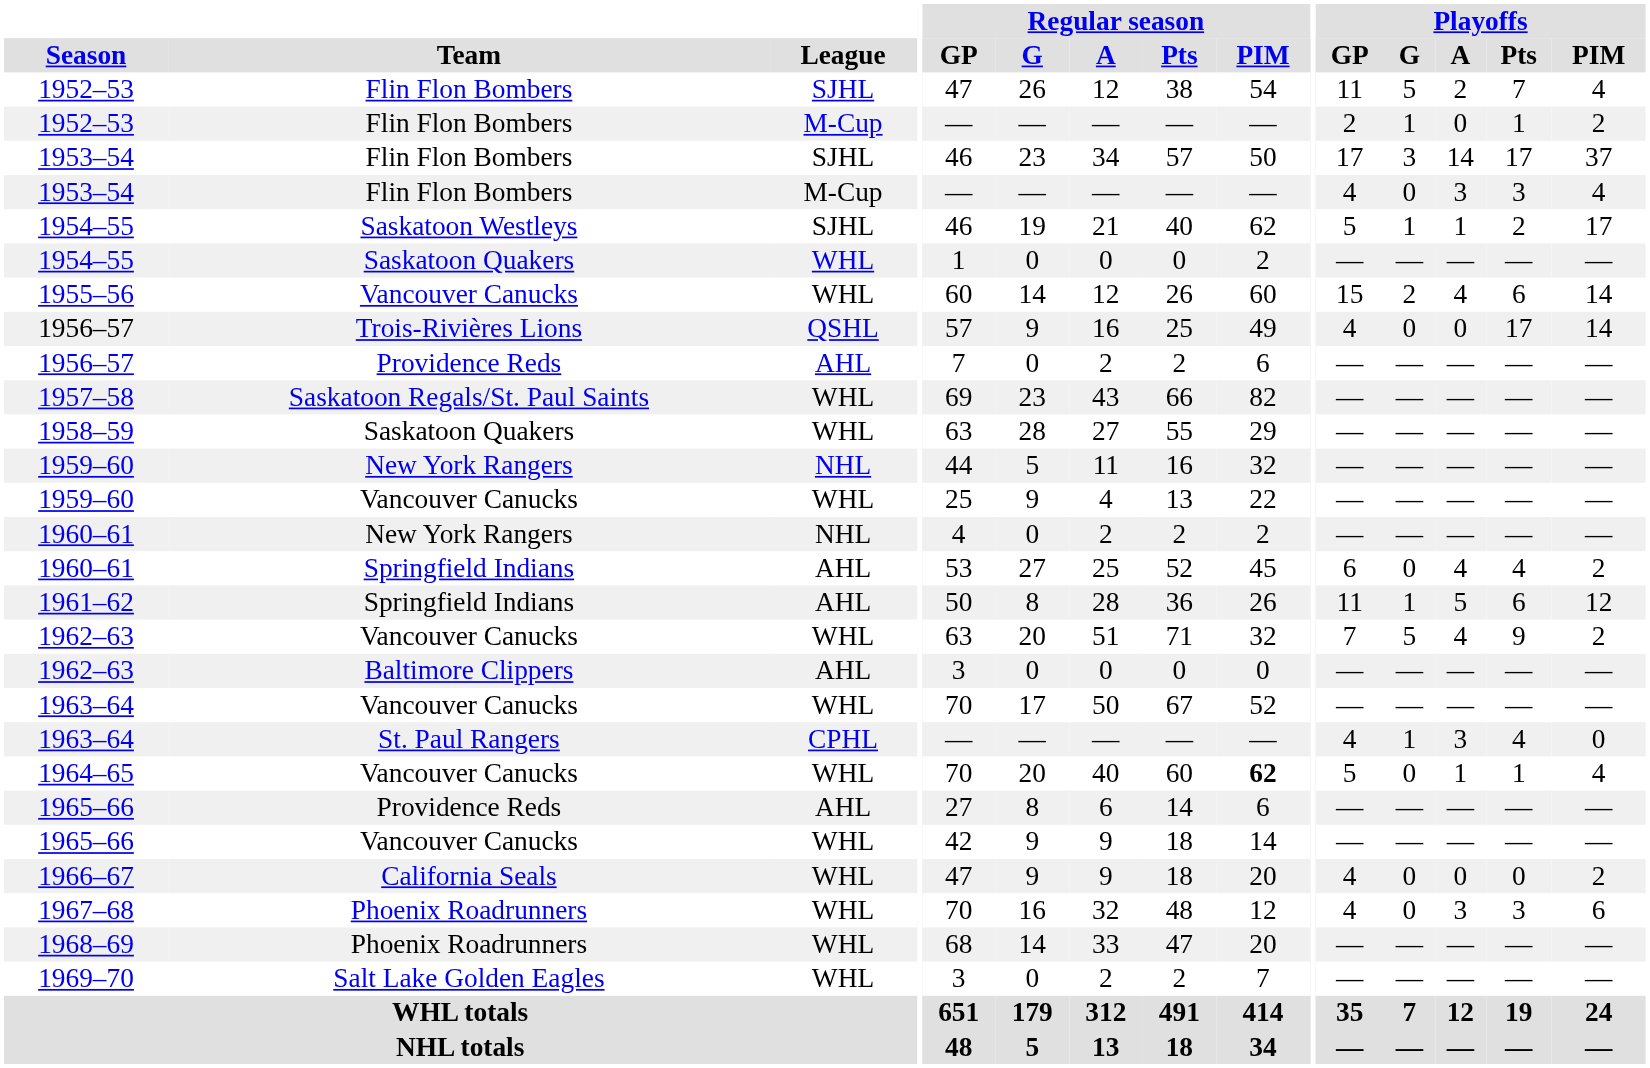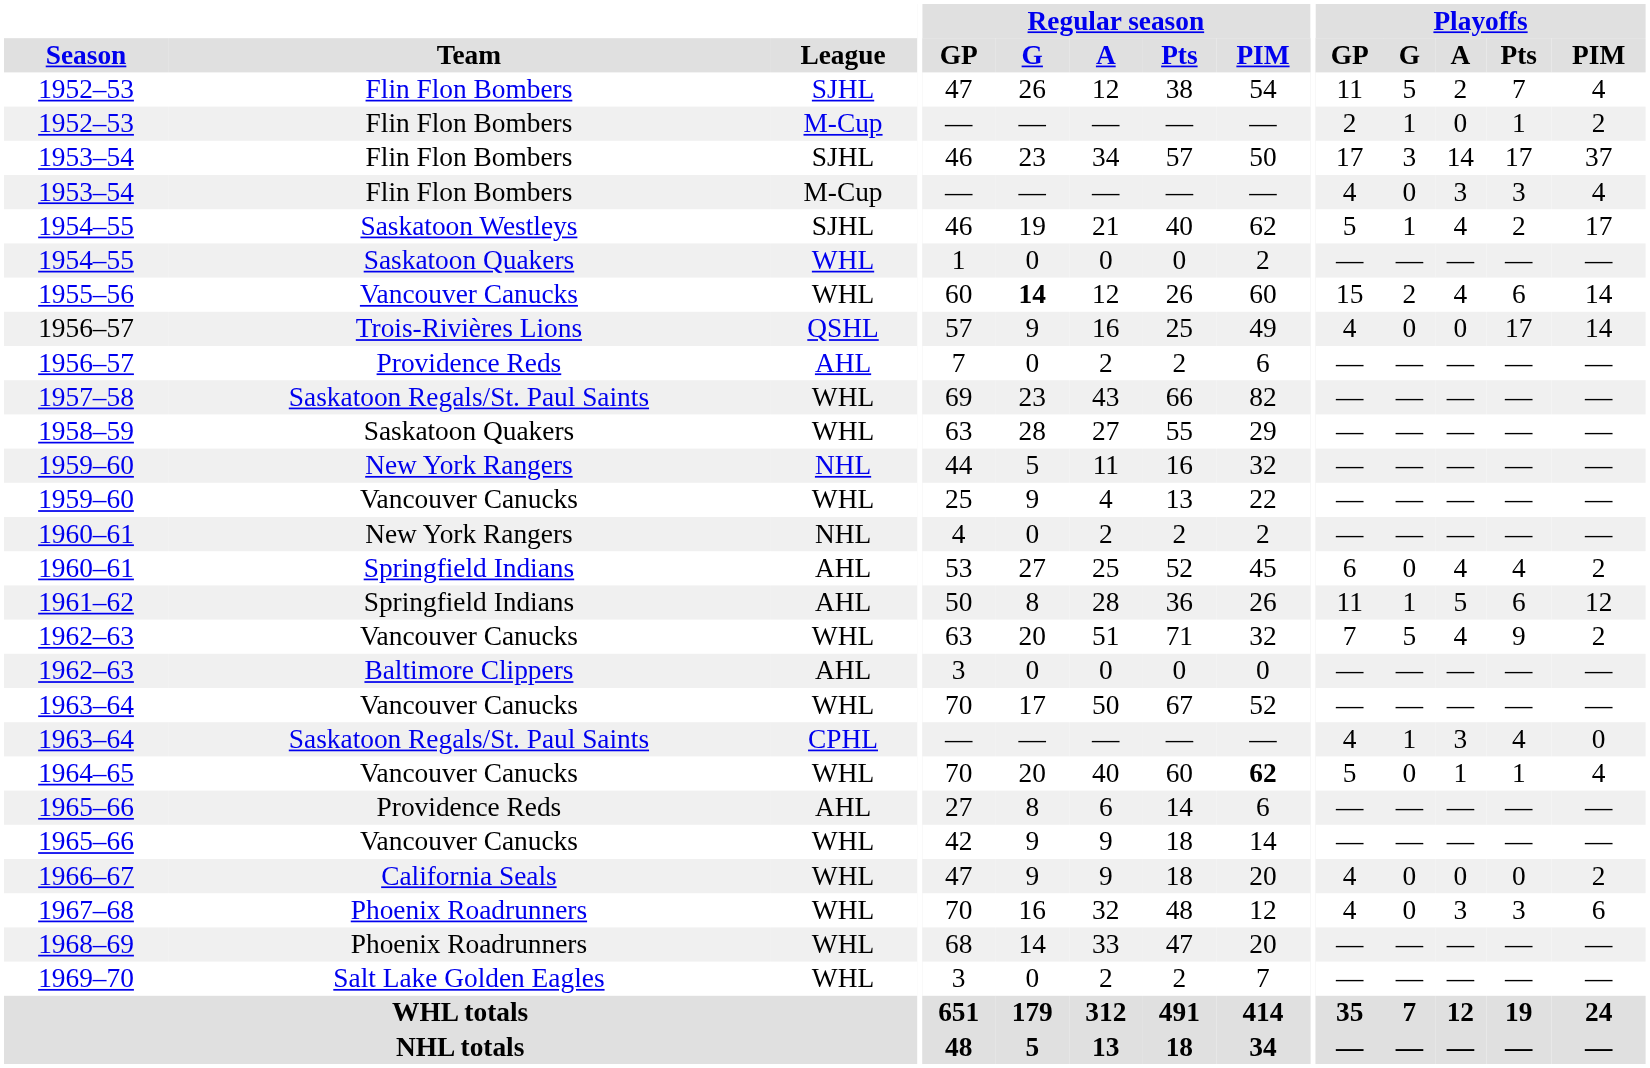(1460, 225) 1 -> (1460, 225) 4
(1032, 294) normal -> (1032, 294) bold
(469, 738) St. Paul Rangers -> (469, 738) Saskatoon Regals/St. Paul Saints
